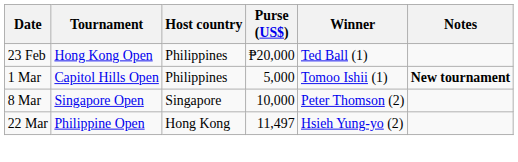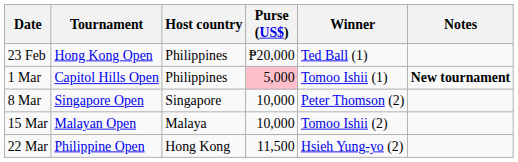(279, 78) no background -> (279, 78) pink background
+ row: (28, 123)
(276, 123) 11,497 -> (276, 146) 11,500
